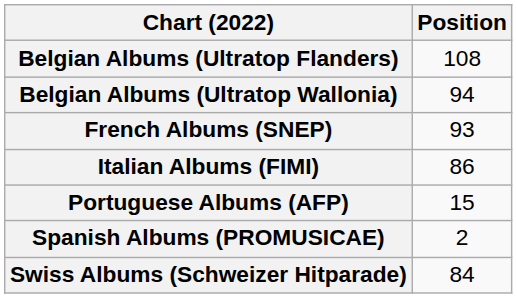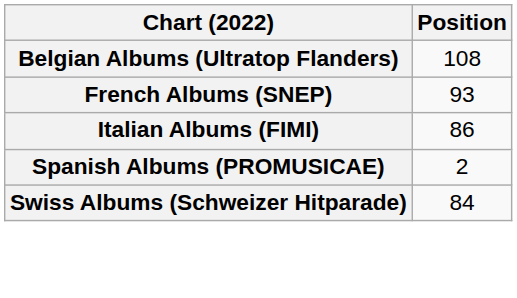- row: (208, 94)
- row: (208, 202)
